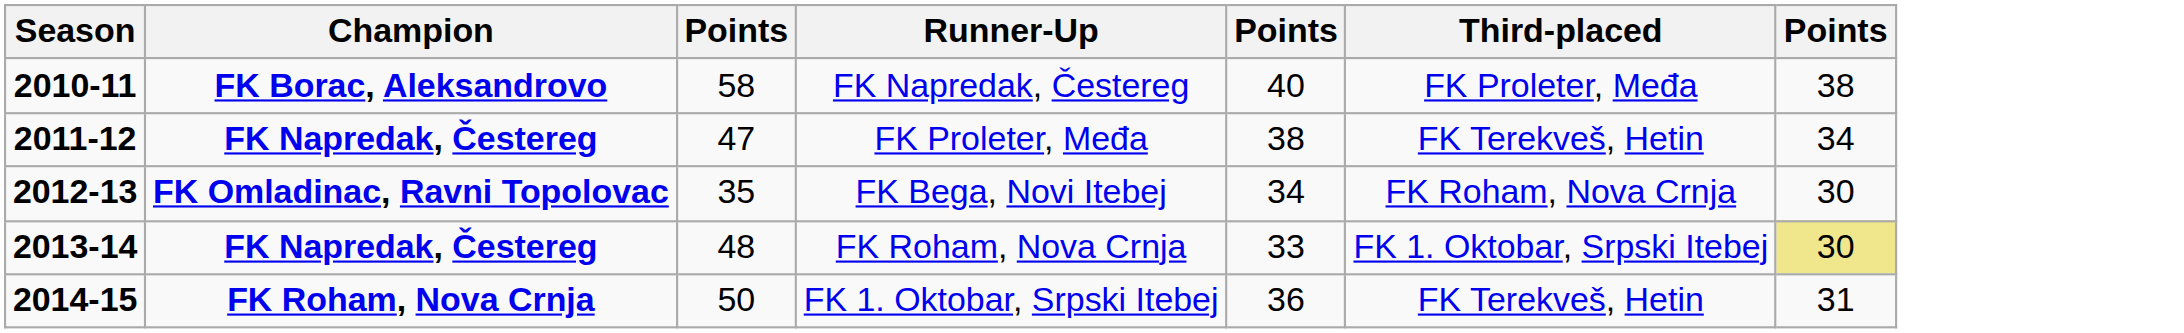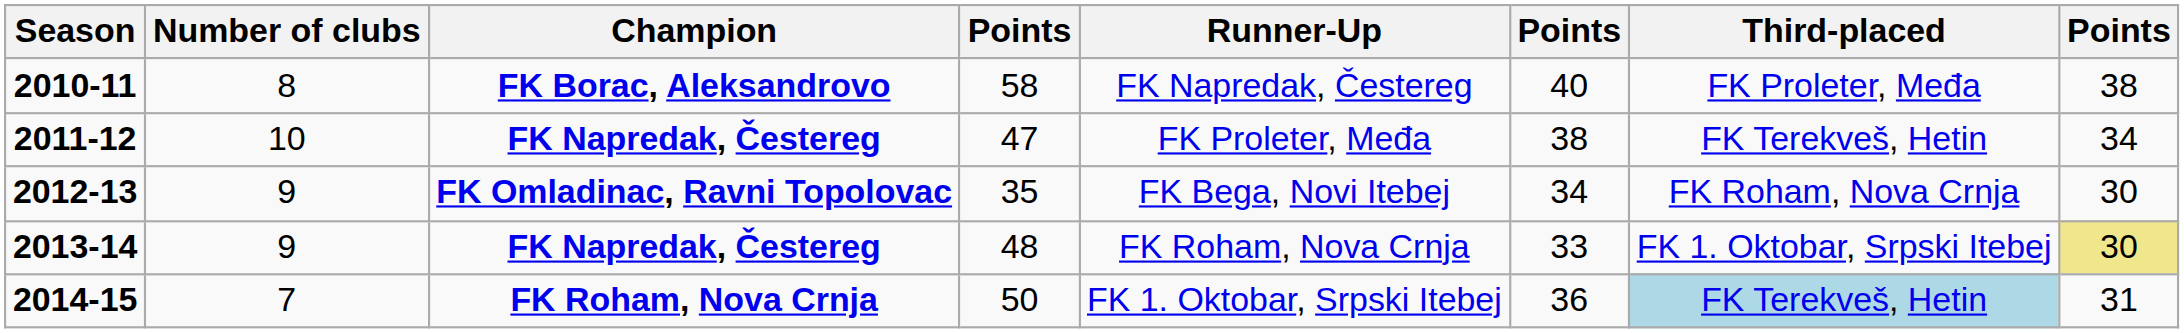+ column: (287, 31)
(1561, 300) no background -> (1844, 300) lightblue background
